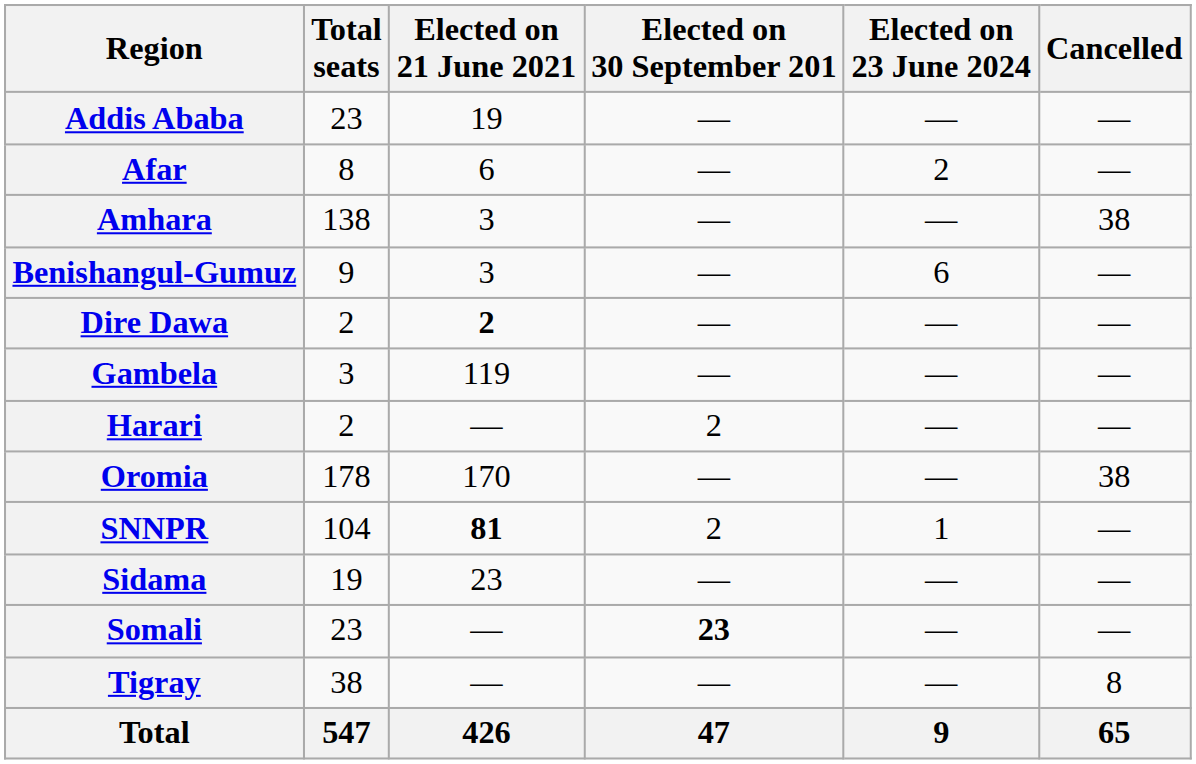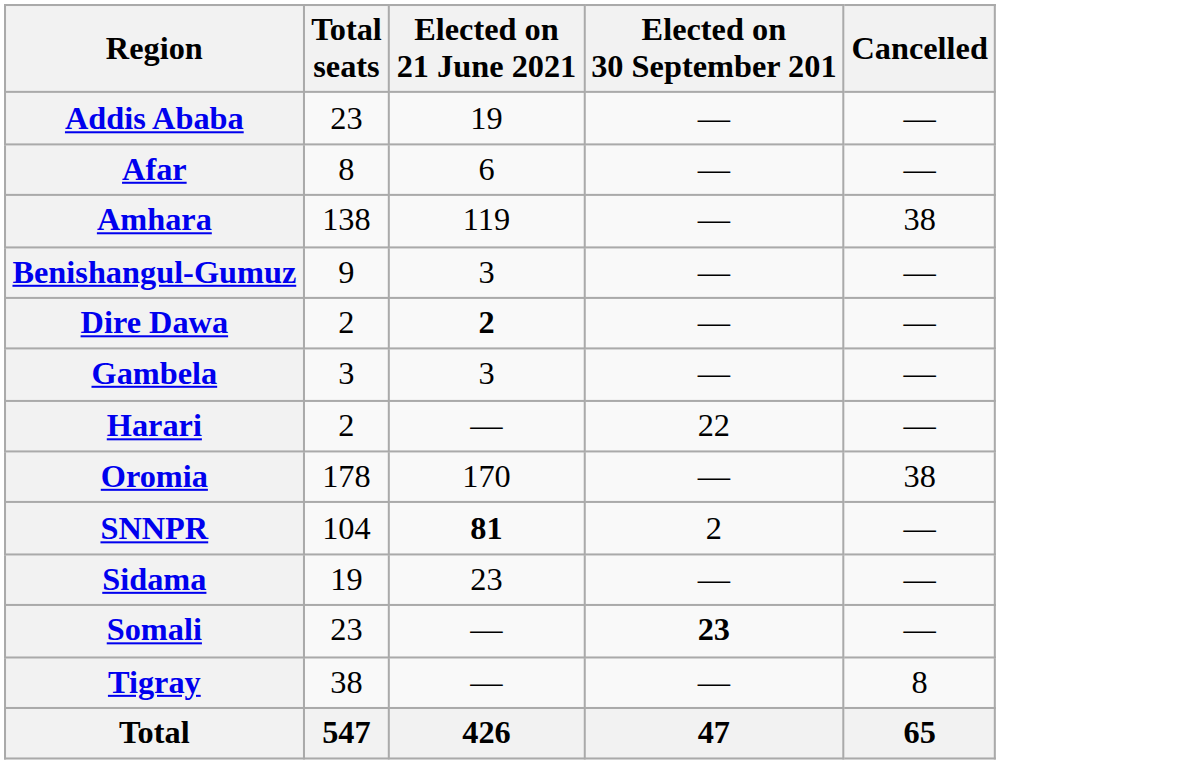- column: (941, 48)
(486, 220) 3 -> (486, 220) 119
(486, 374) 119 -> (486, 374) 3
(714, 425) 2 -> (714, 425) 22
